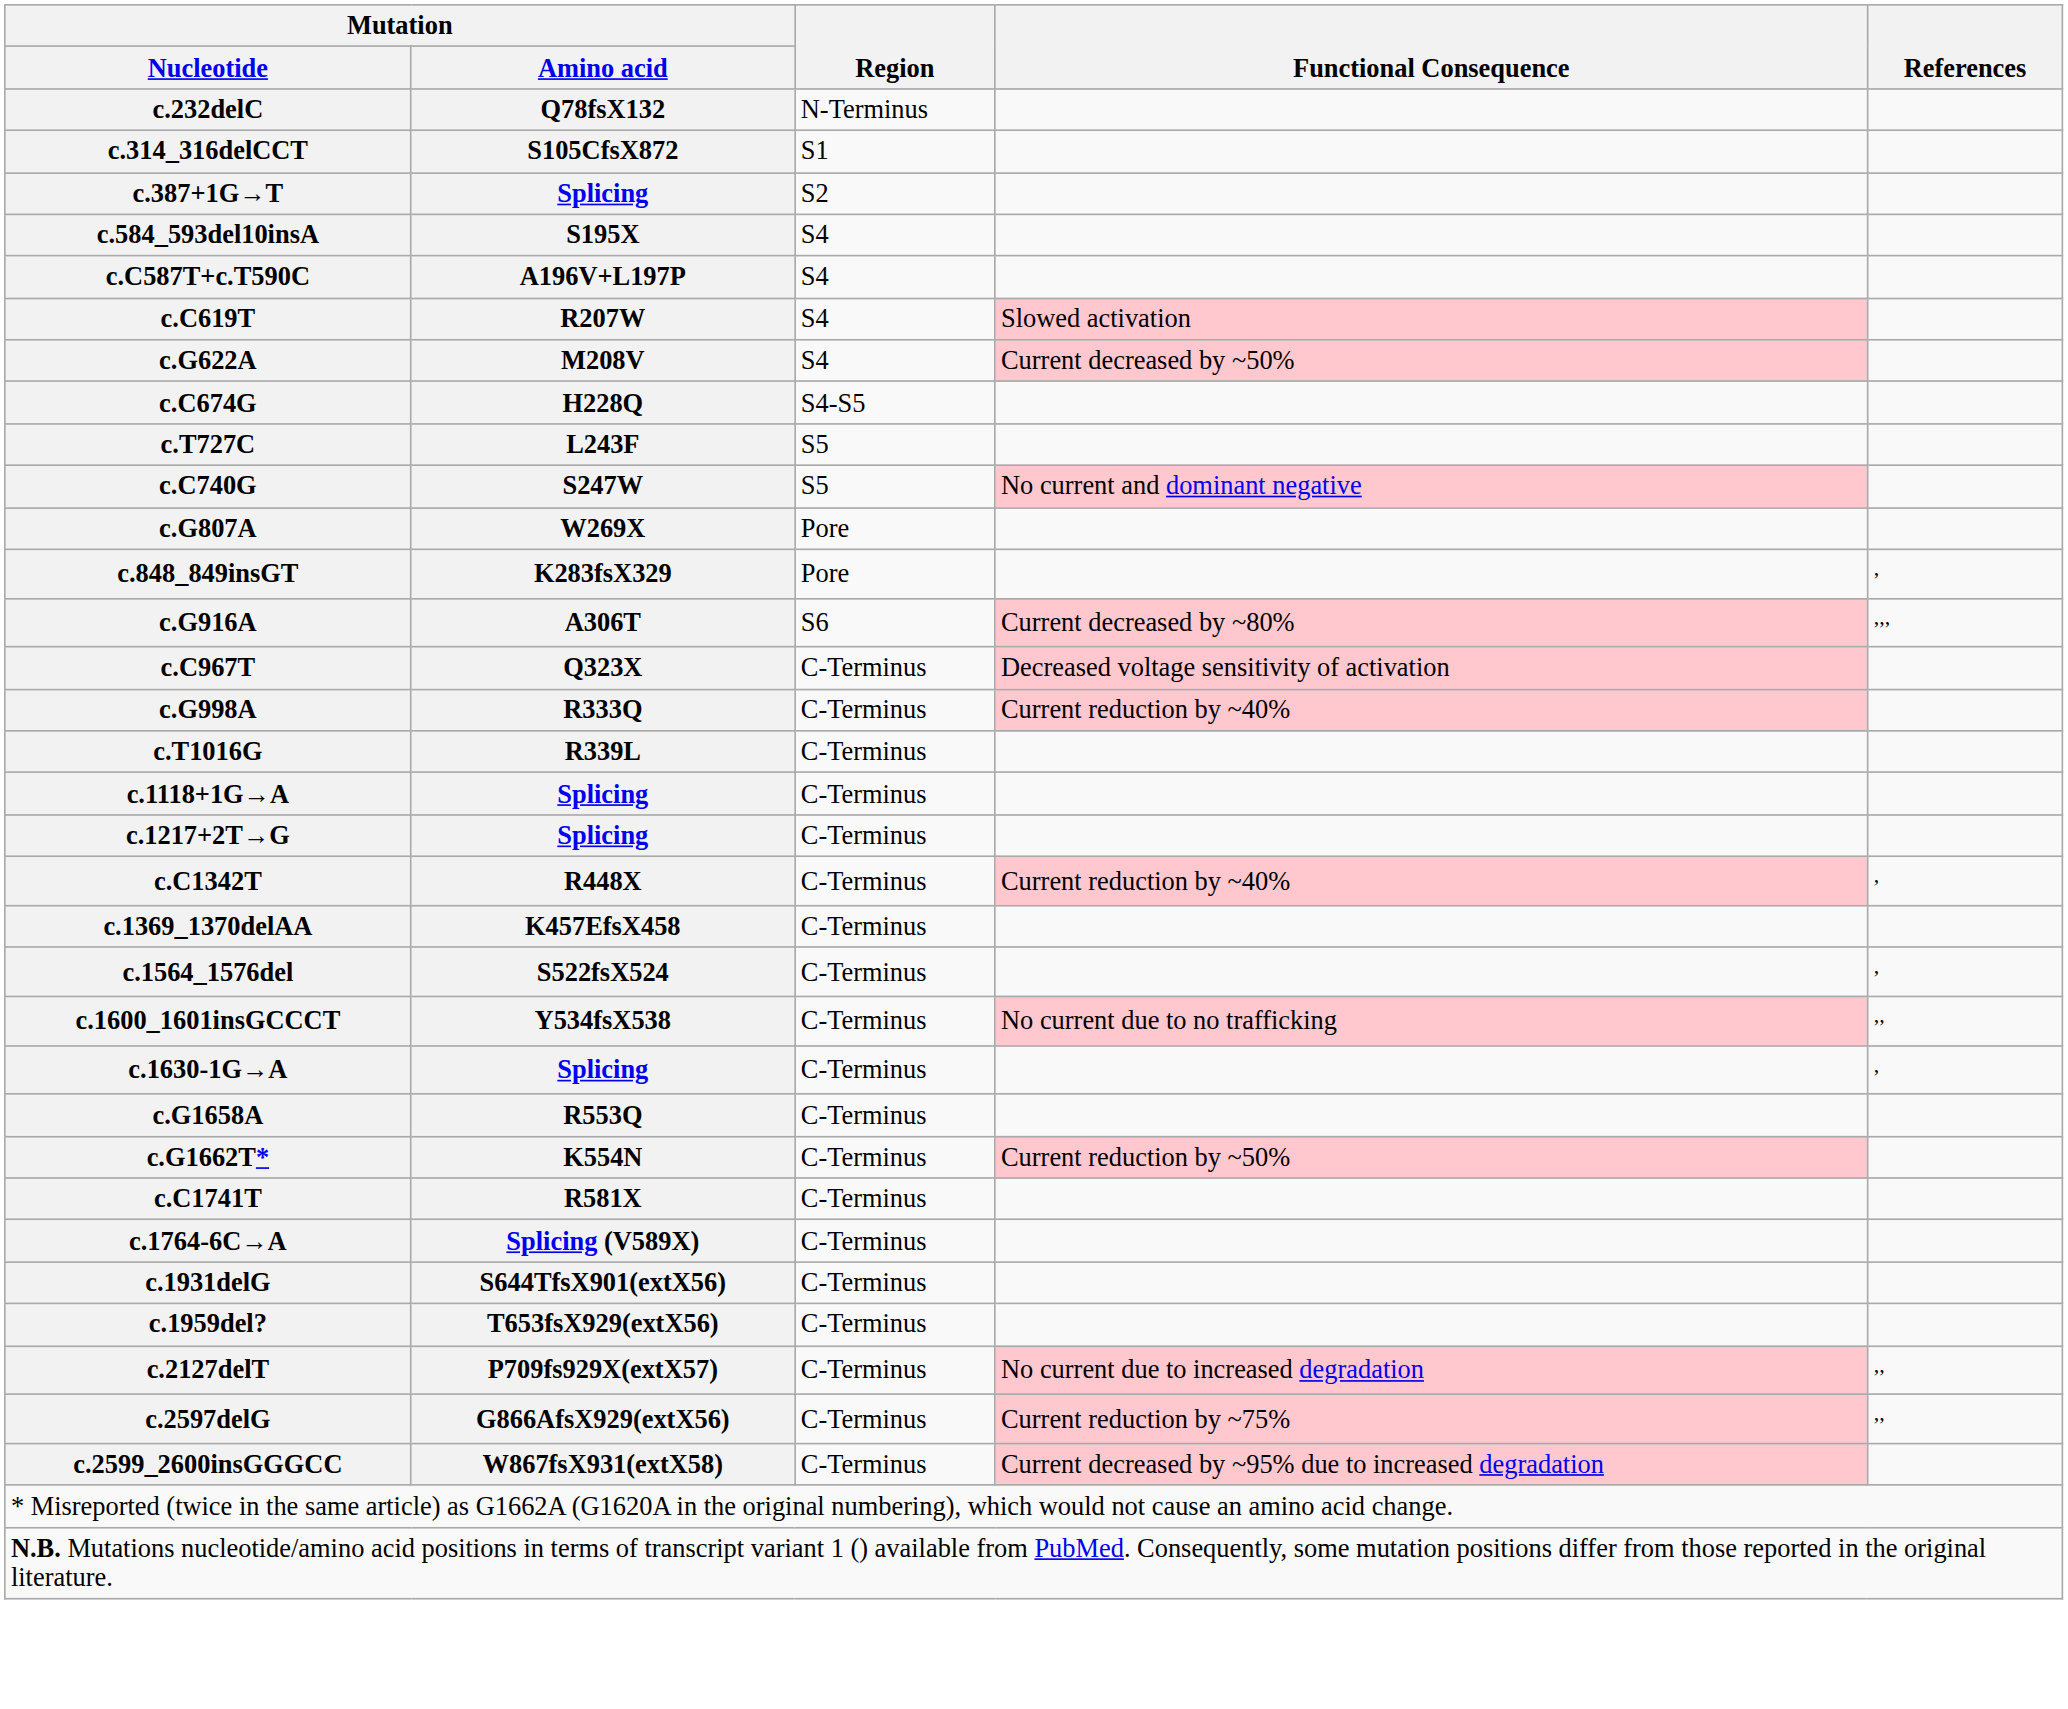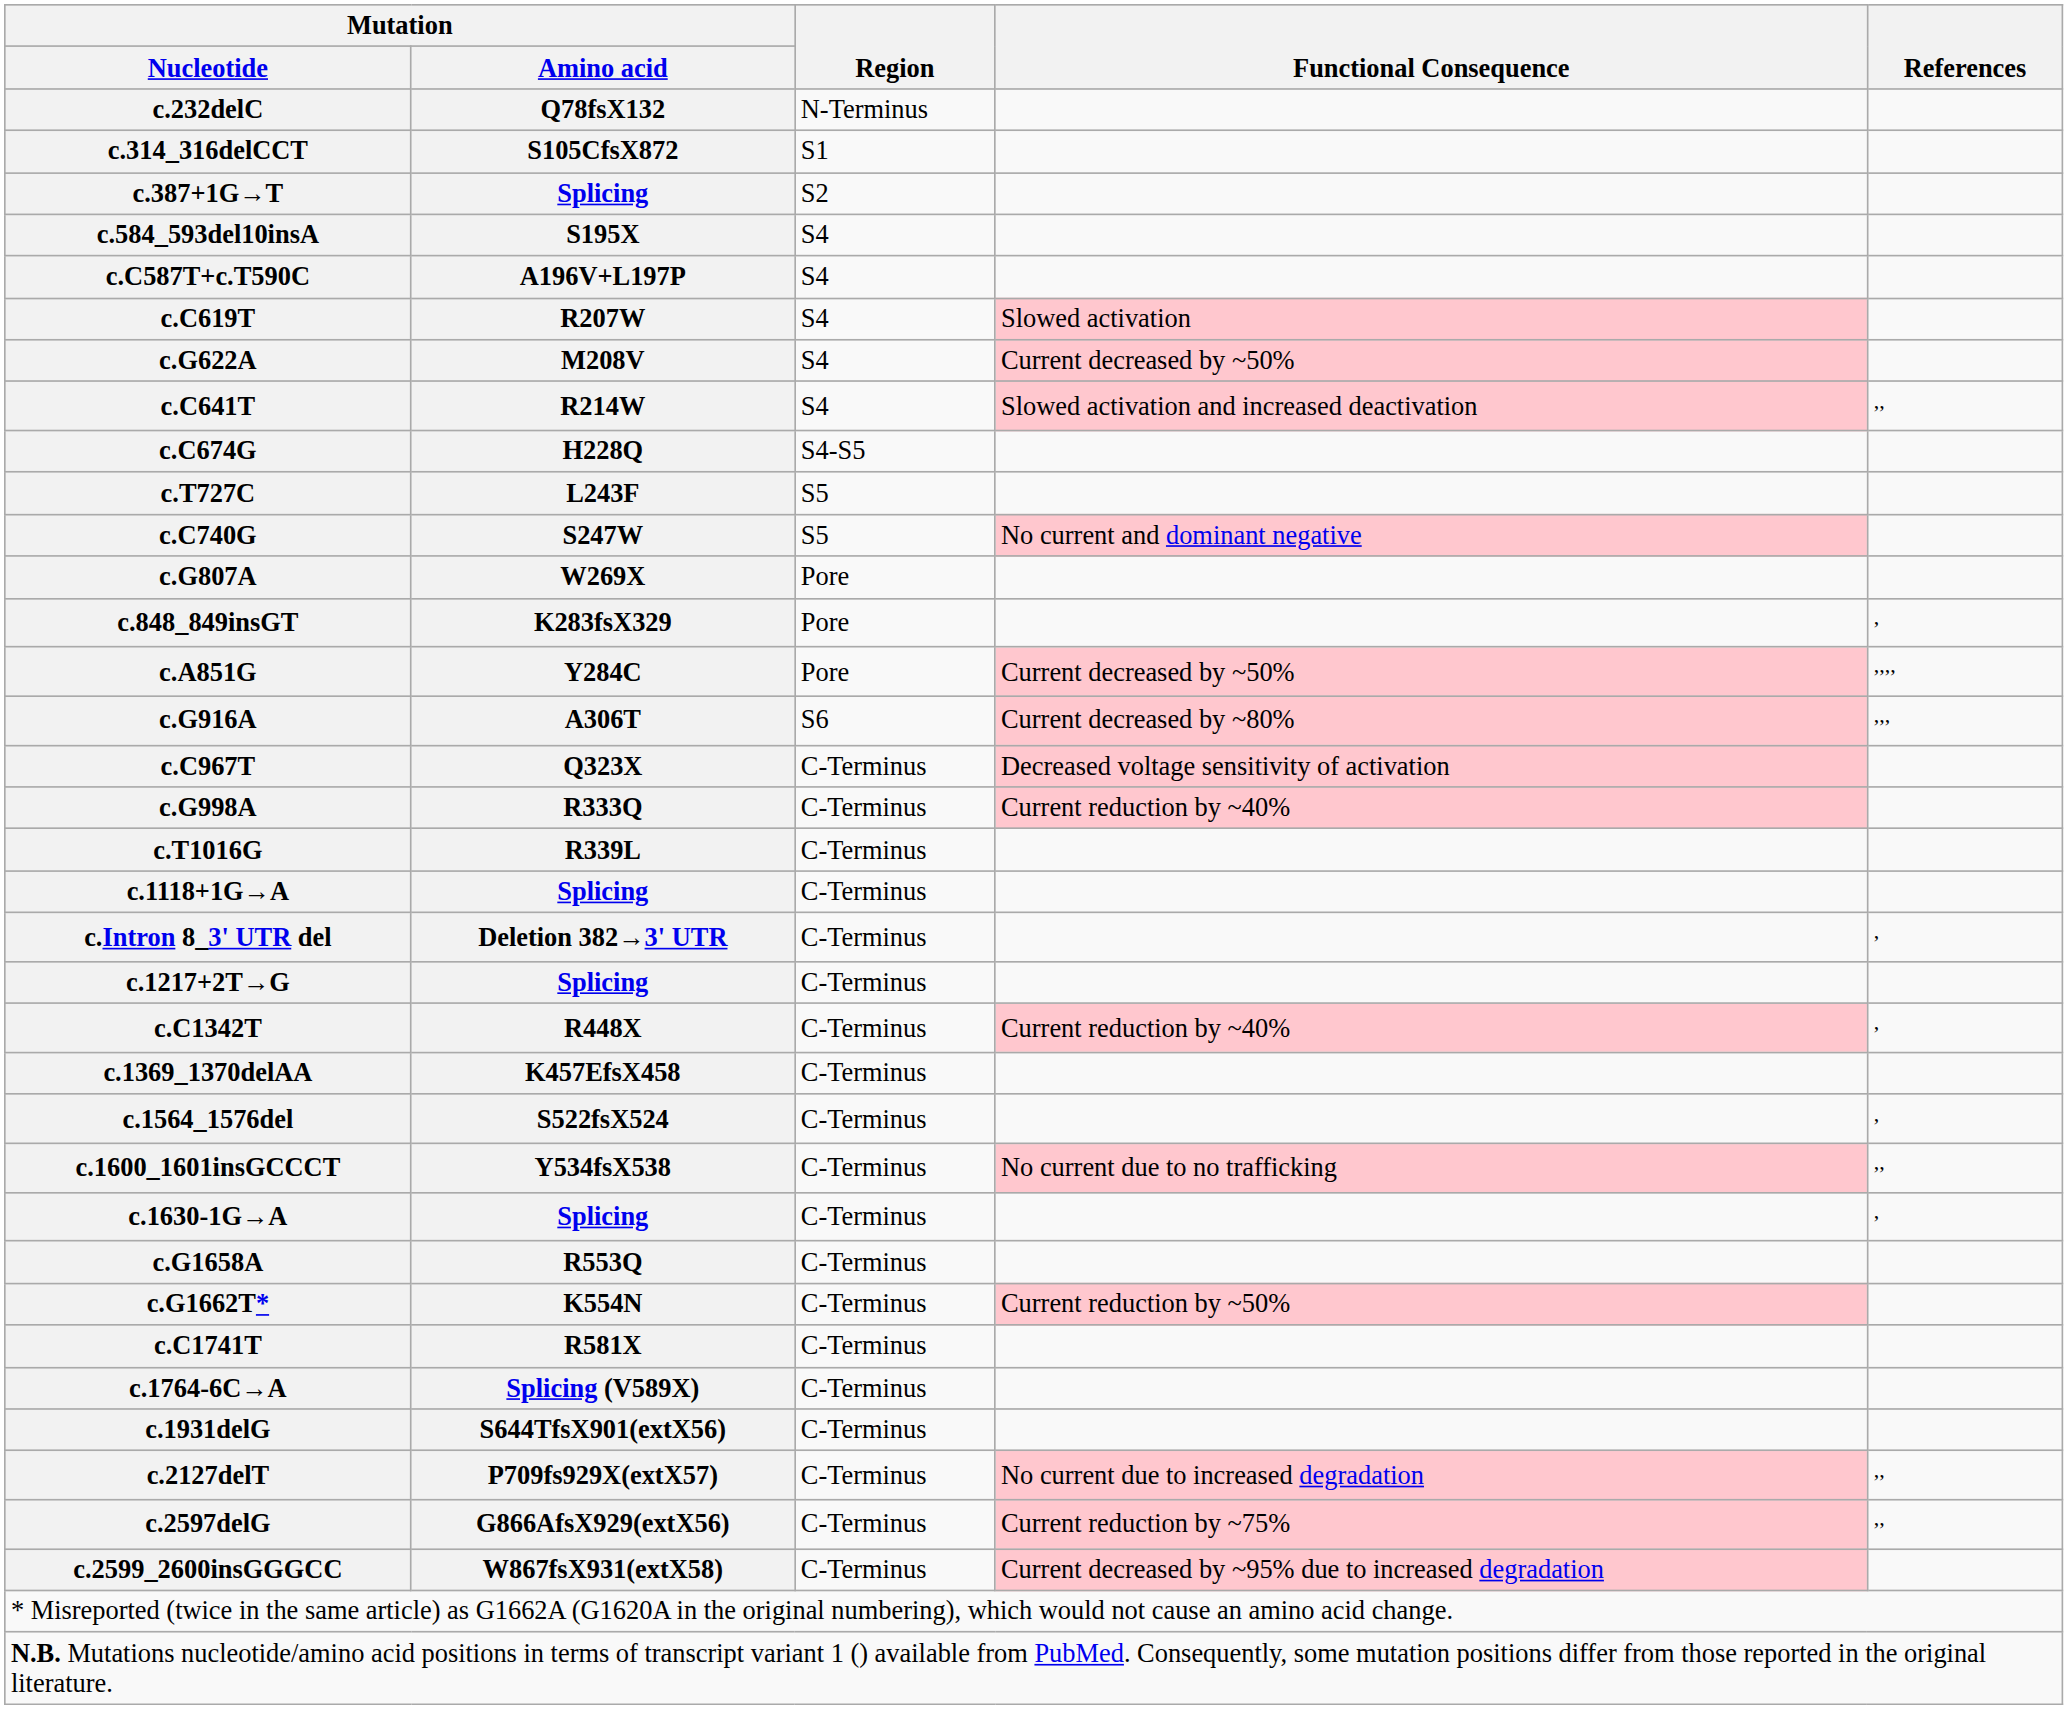+ row: (208, 405)
+ row: (208, 671)
+ row: (208, 936)
- row: (208, 1324)
